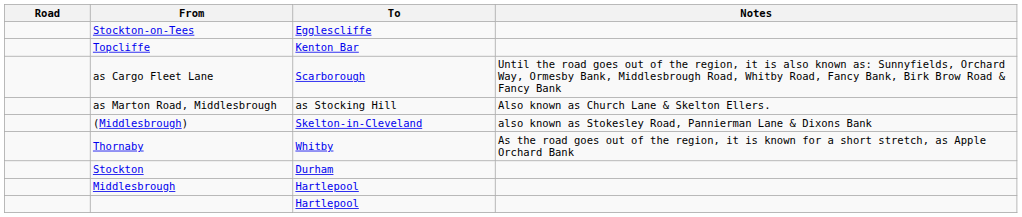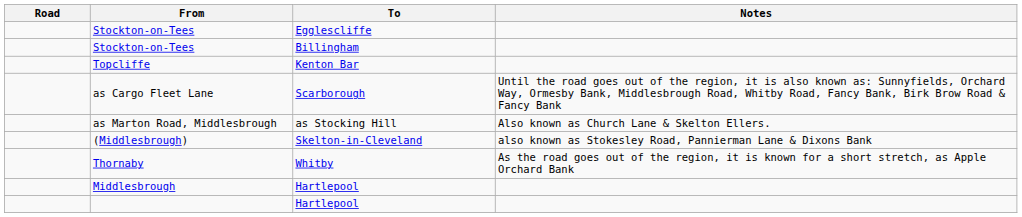+ row: (144, 47)
- row: (118, 170)
